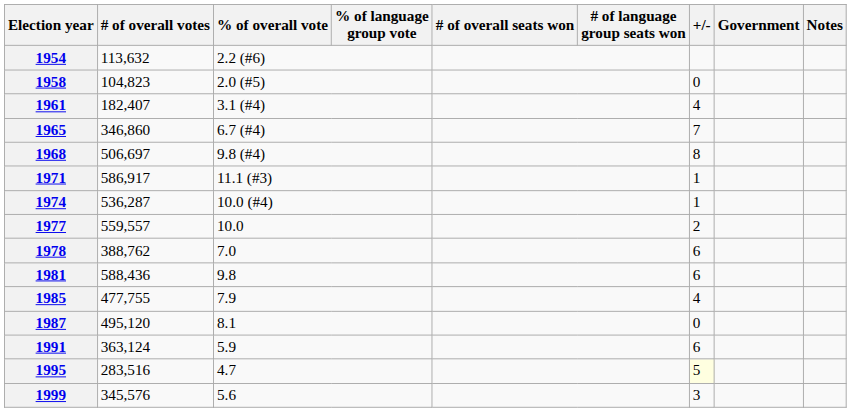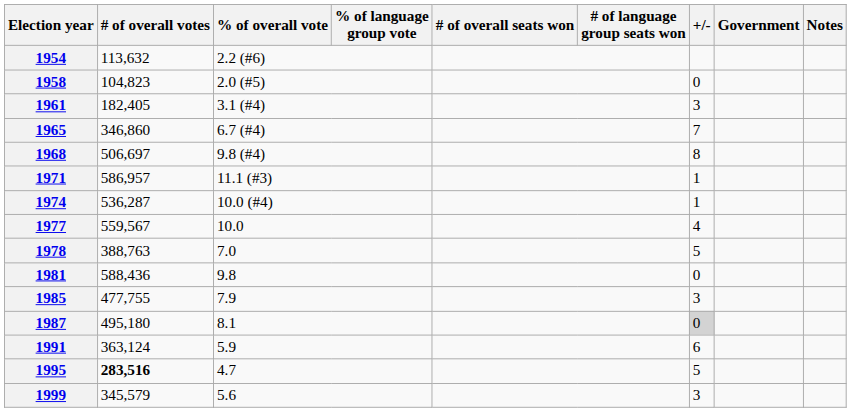(125, 105) 182,407 -> (125, 105) 182,405
(697, 105) 4 -> (697, 105) 3
(125, 178) 586,917 -> (125, 178) 586,957
(125, 226) 559,557 -> (125, 226) 559,567
(697, 226) 2 -> (697, 226) 4
(125, 250) 388,762 -> (125, 250) 388,763
(697, 250) 6 -> (697, 250) 5
(697, 274) 6 -> (697, 274) 0
(697, 298) 4 -> (697, 298) 3
(125, 322) 495,120 -> (125, 322) 495,180
(697, 322) no background -> (697, 322) lightgrey background
(125, 371) normal -> (125, 371) bold
(697, 371) lightyellow background -> (697, 371) no background
(125, 395) 345,576 -> (125, 395) 345,579
